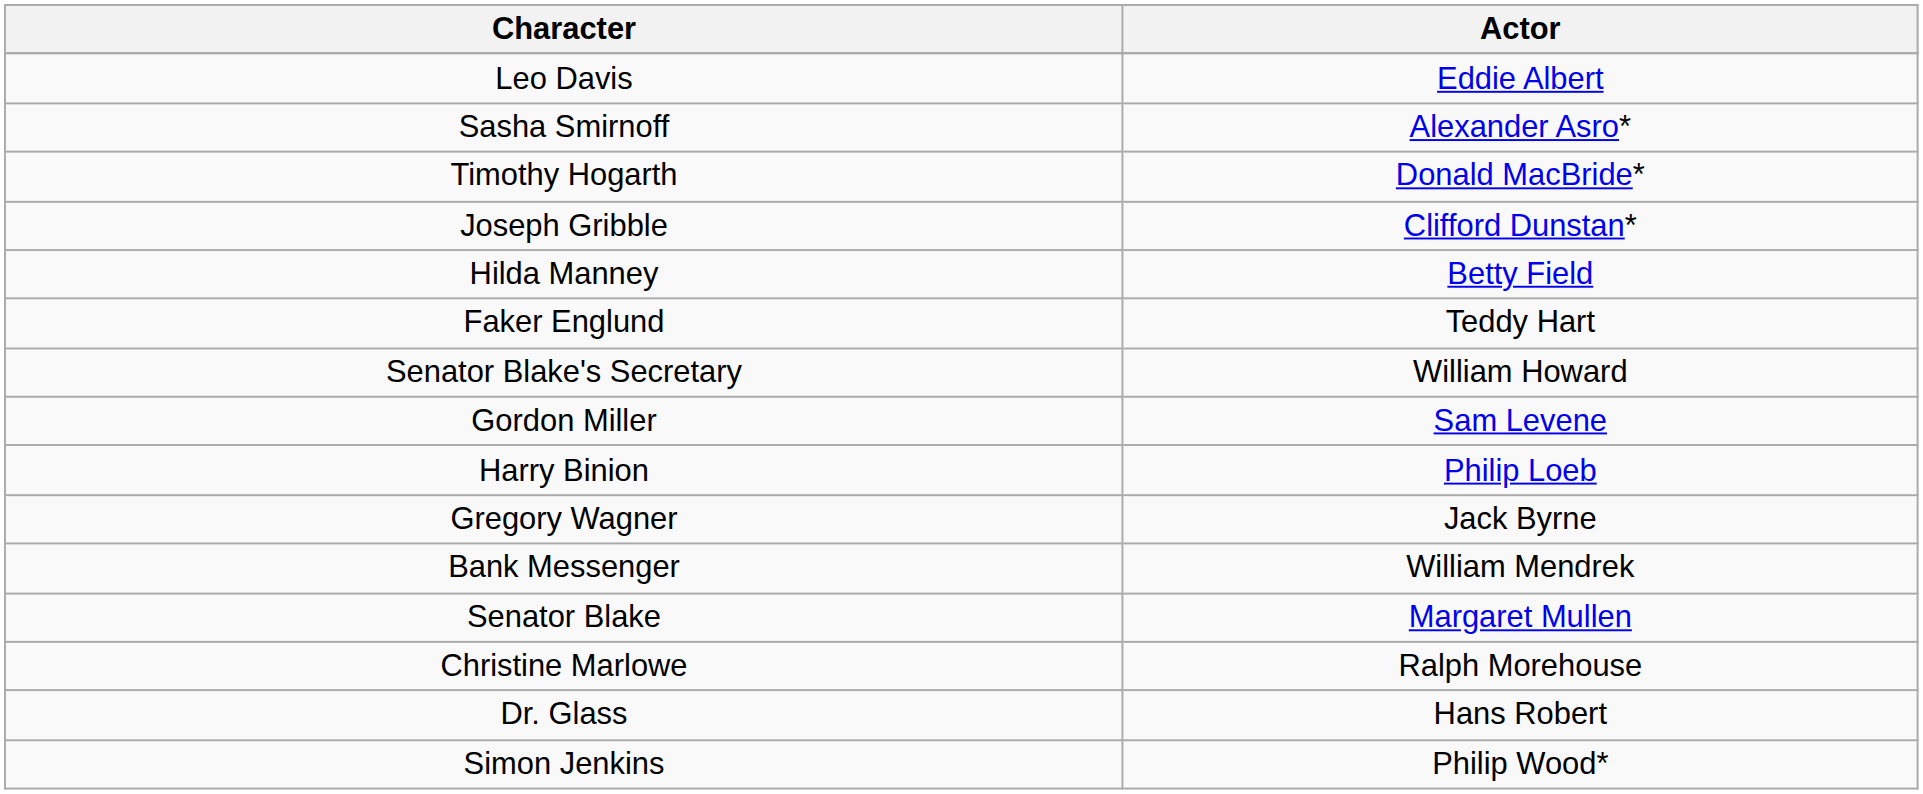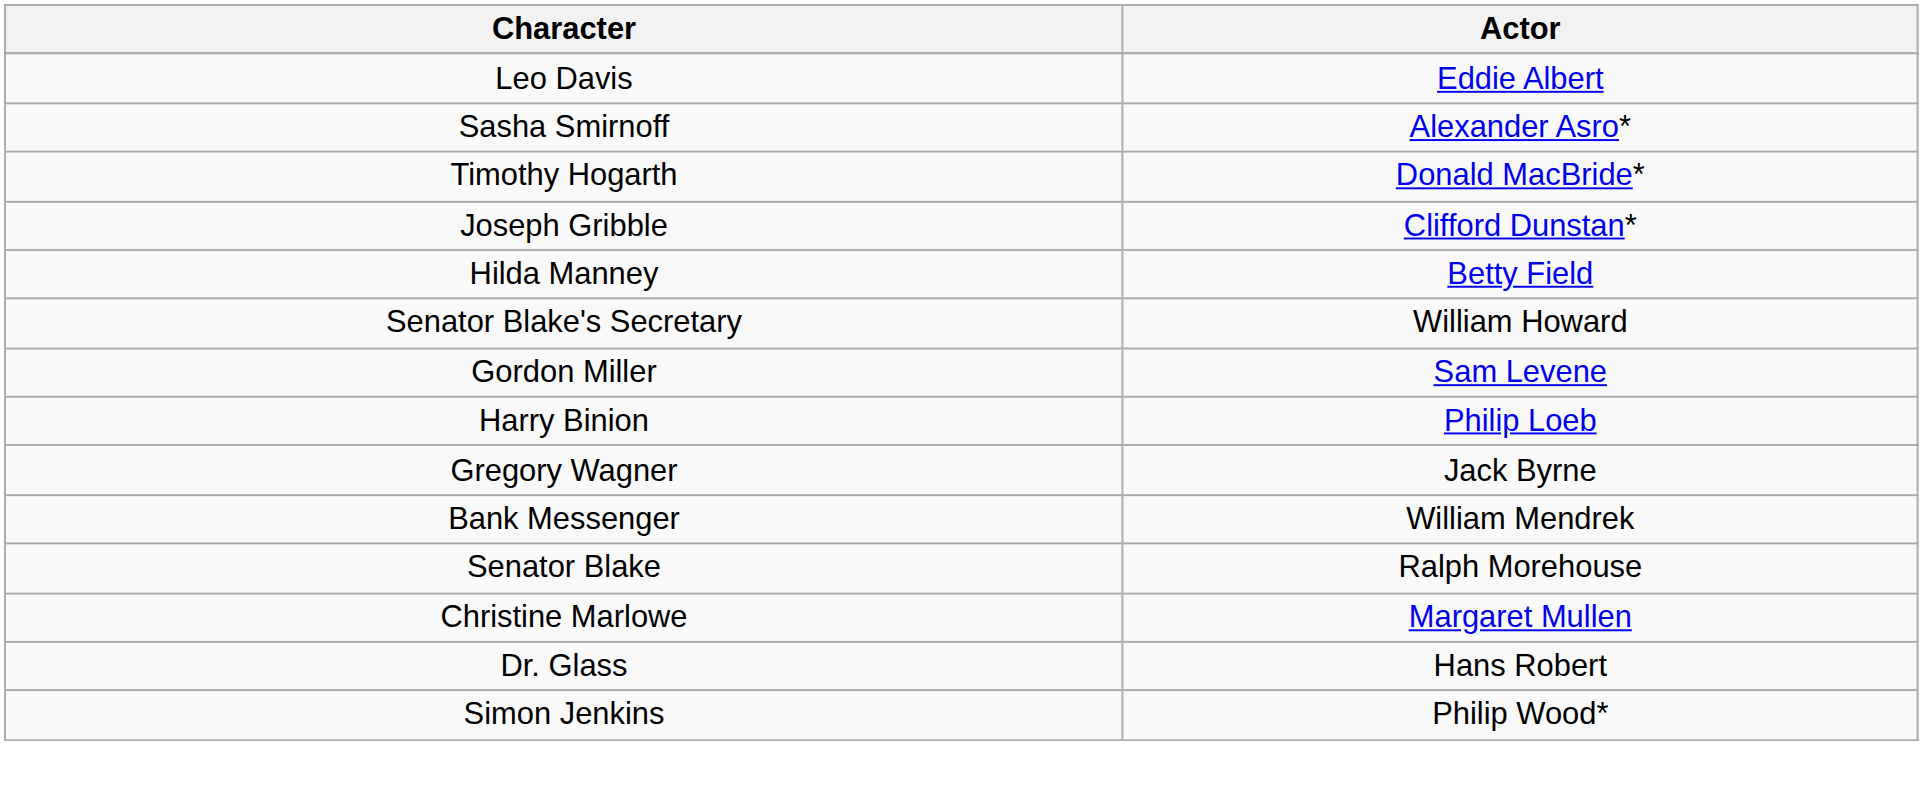- row: (564, 322)
(1520, 616) Margaret Mullen -> (1520, 567) Ralph Morehouse
(1520, 665) Ralph Morehouse -> (1520, 616) Margaret Mullen
